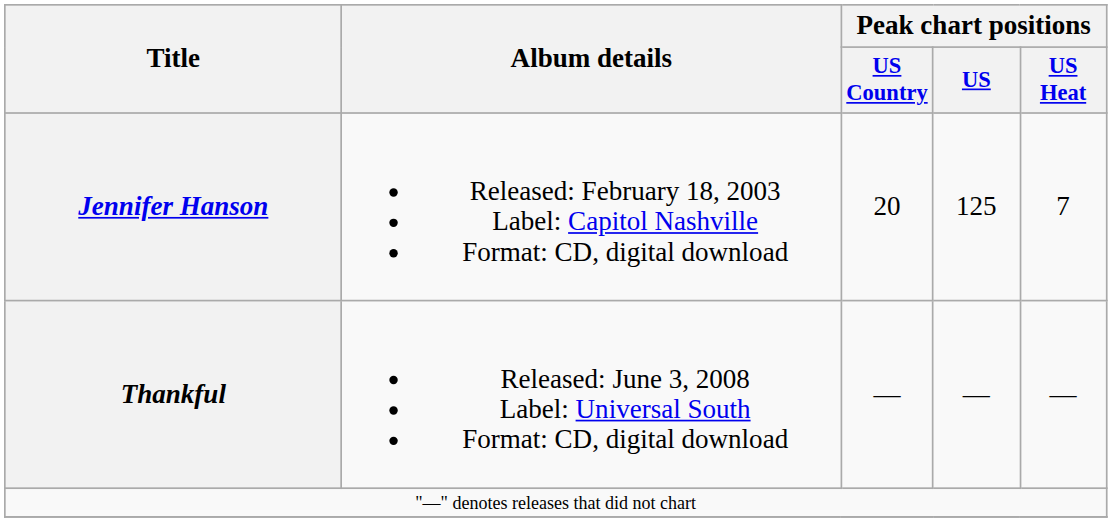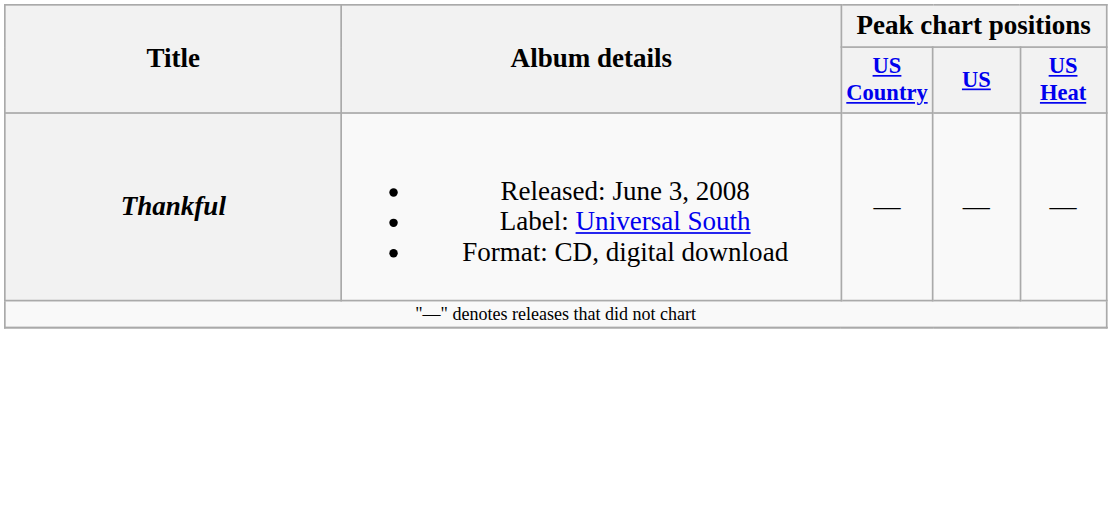- row: (173, 206)
